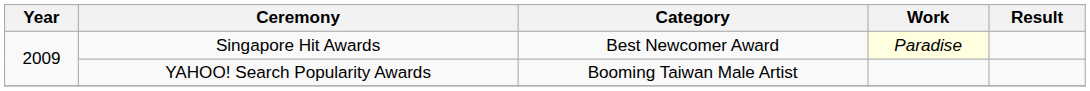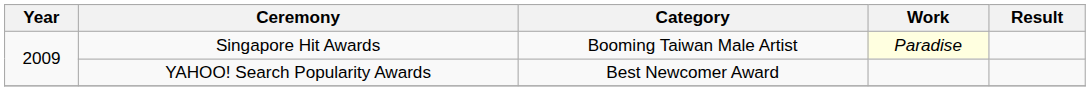(693, 45) Best Newcomer Award -> (693, 45) Booming Taiwan Male Artist
(693, 72) Booming Taiwan Male Artist -> (693, 72) Best Newcomer Award
